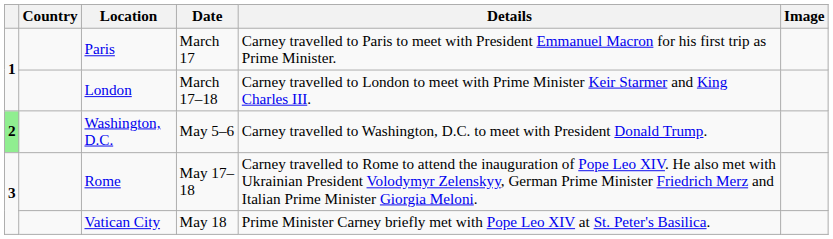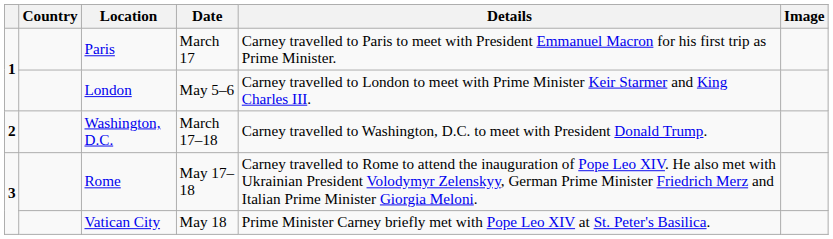(199, 90) March 17–18 -> (207, 90) May 5–6
(12, 131) lightgreen background -> (12, 131) no background
(207, 131) May 5–6 -> (199, 131) March 17–18
